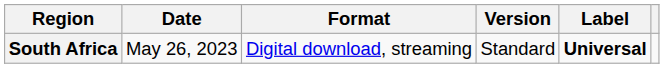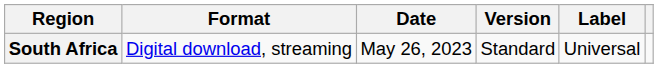columns swapped: (182, 19) <-> (359, 19)
(605, 48) bold -> (602, 48) normal
